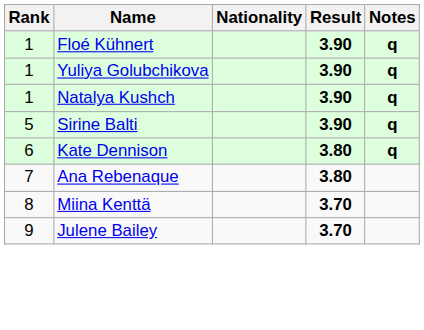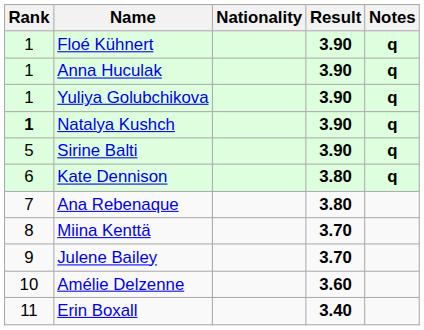+ row: (110, 71)
(29, 97) normal -> (29, 124) bold
+ row: (121, 284)
+ row: (97, 310)
